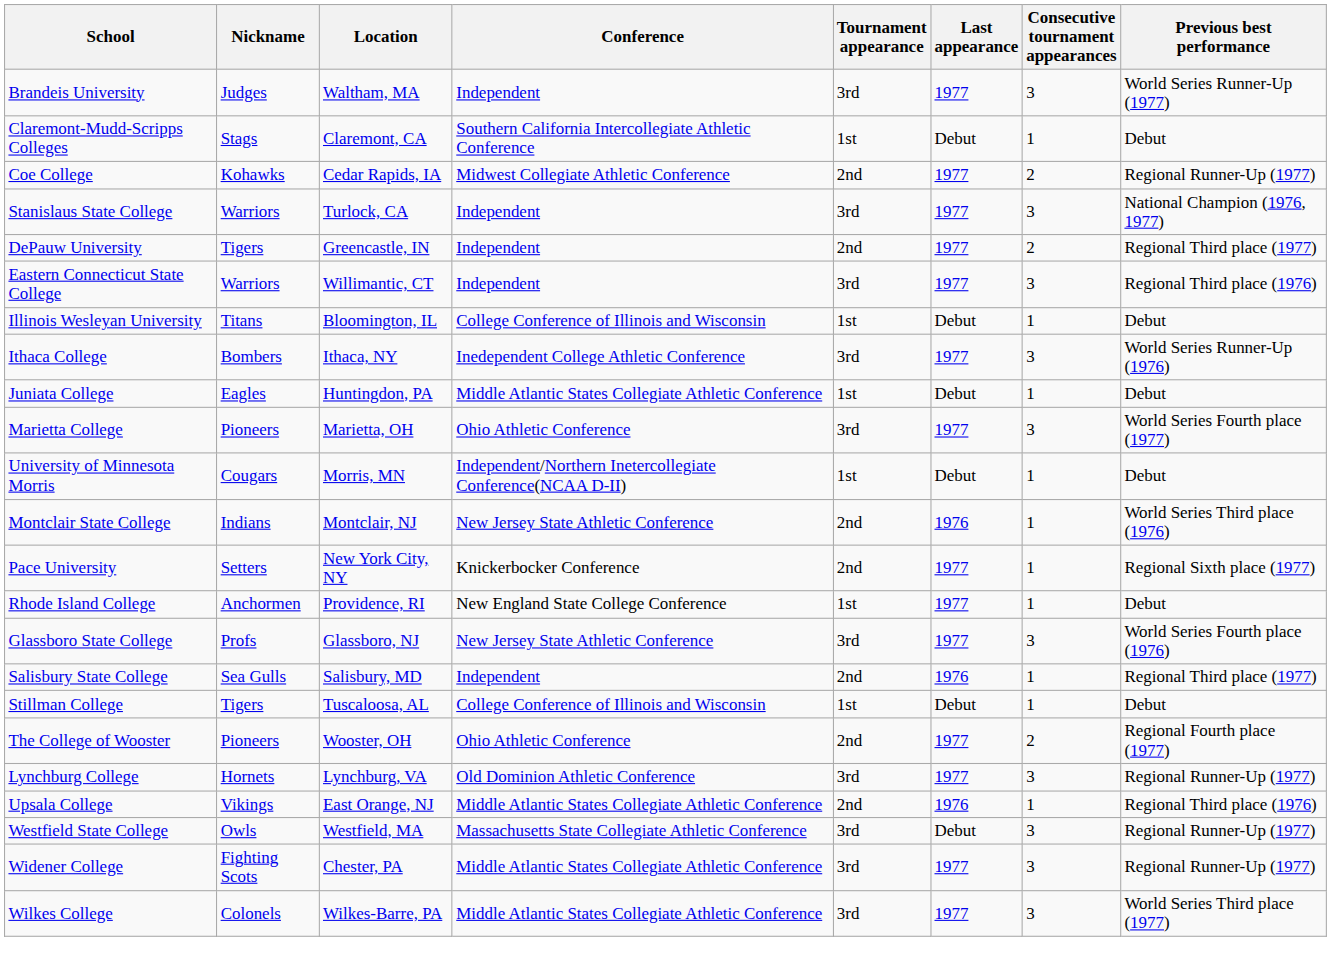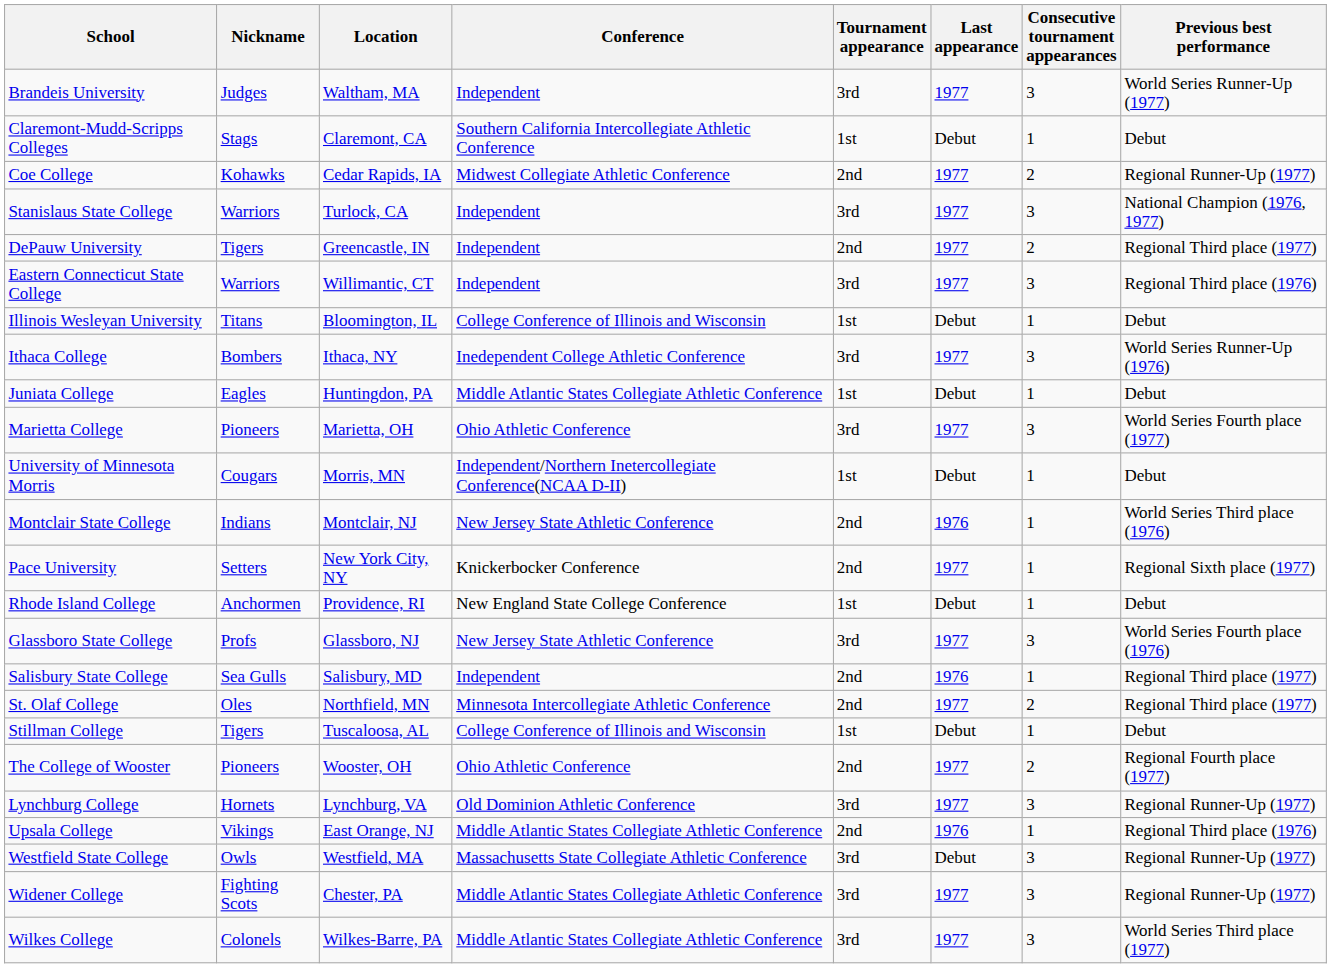(951, 604) 1977 -> (955, 604) Debut
+ row: (63, 704)
